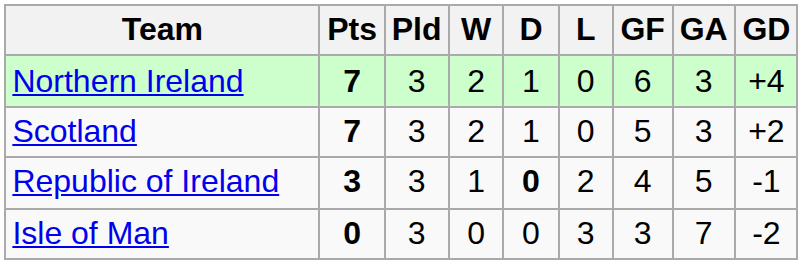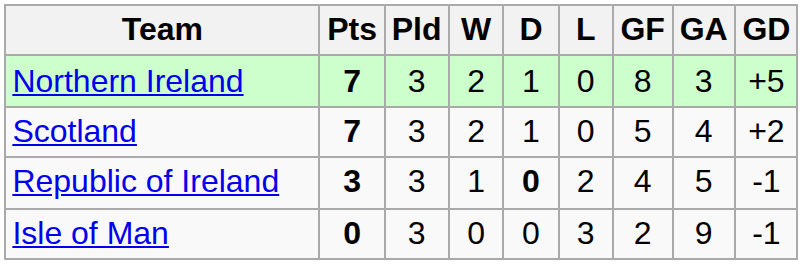(643, 80) 6 -> (643, 80) 8
(766, 80) +4 -> (766, 80) +5
(704, 131) 3 -> (704, 131) 4
(643, 232) 3 -> (643, 232) 2
(704, 232) 7 -> (704, 232) 9
(766, 232) -2 -> (766, 232) -1
